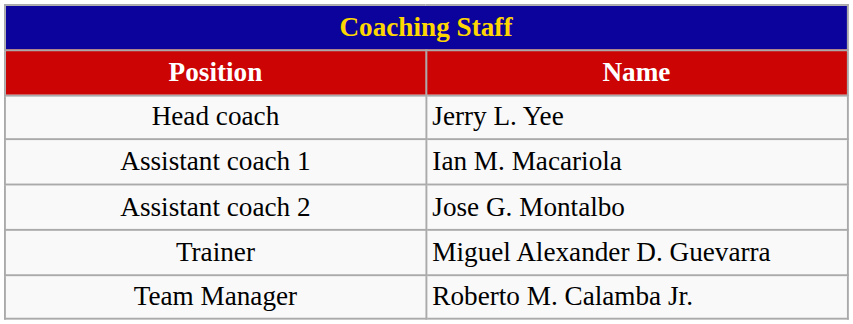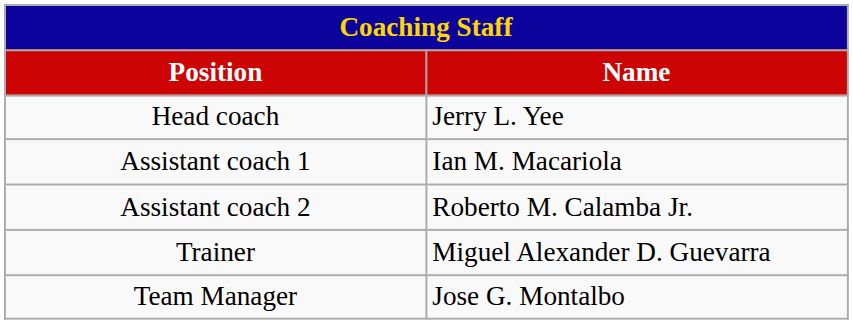(529, 206) Jose G. Montalbo -> (563, 206) Roberto M. Calamba Jr.
(563, 296) Roberto M. Calamba Jr. -> (529, 296) Jose G. Montalbo
